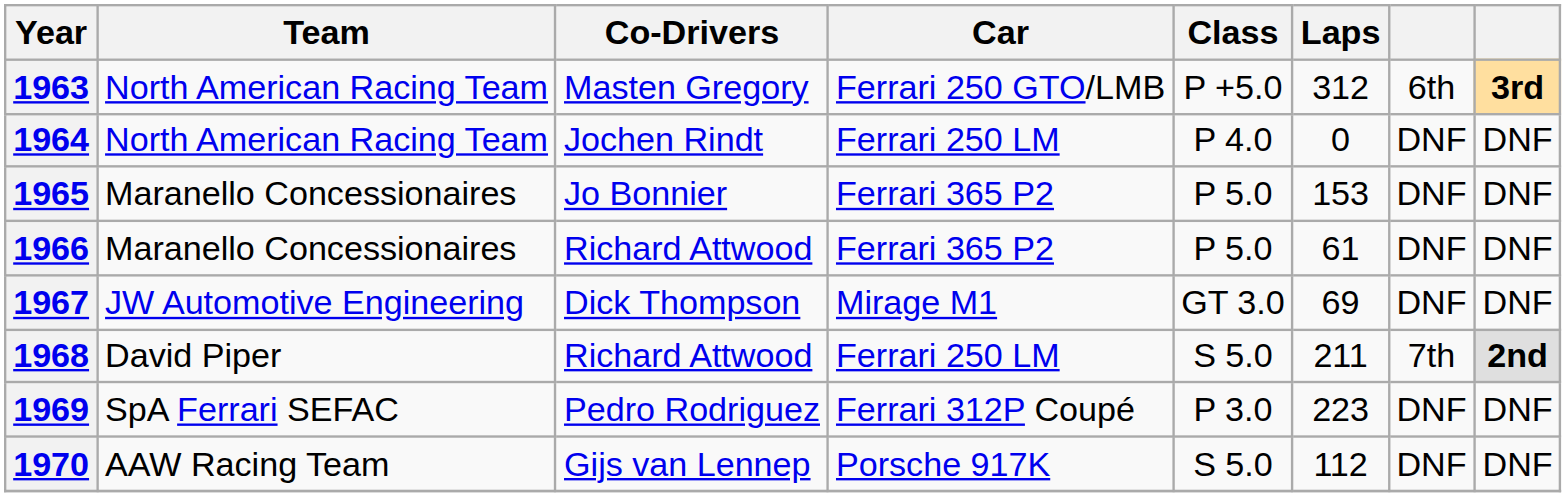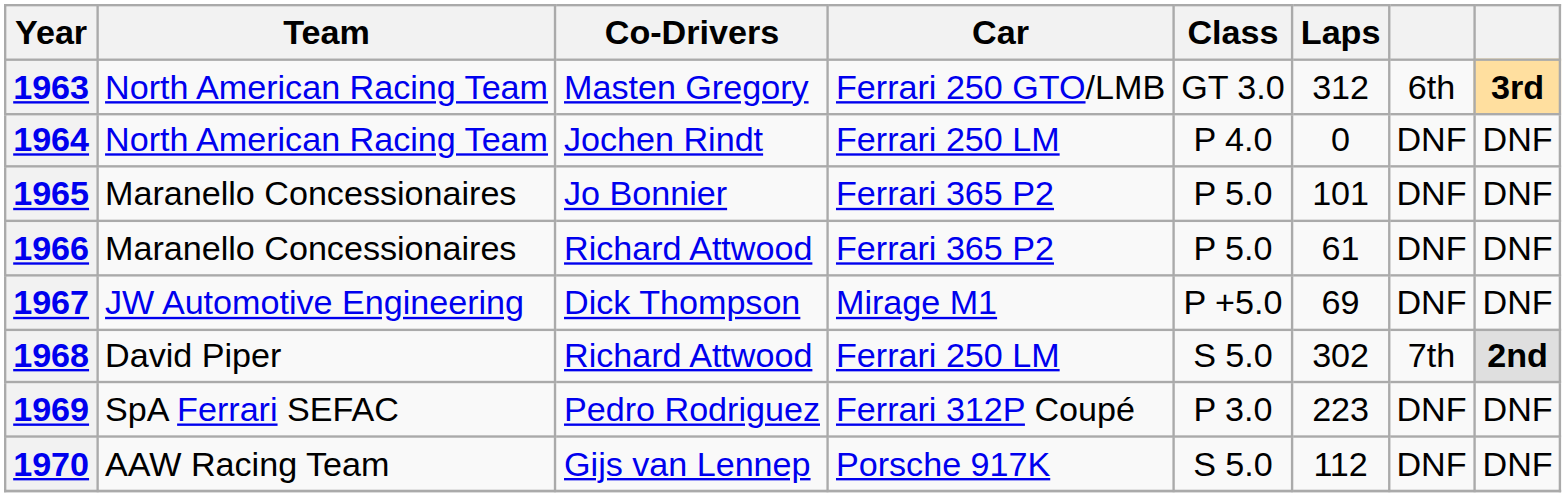(1233, 86) P +5.0 -> (1233, 86) GT 3.0
(1341, 194) 153 -> (1341, 194) 101
(1233, 302) GT 3.0 -> (1233, 302) P +5.0
(1341, 356) 211 -> (1341, 356) 302
